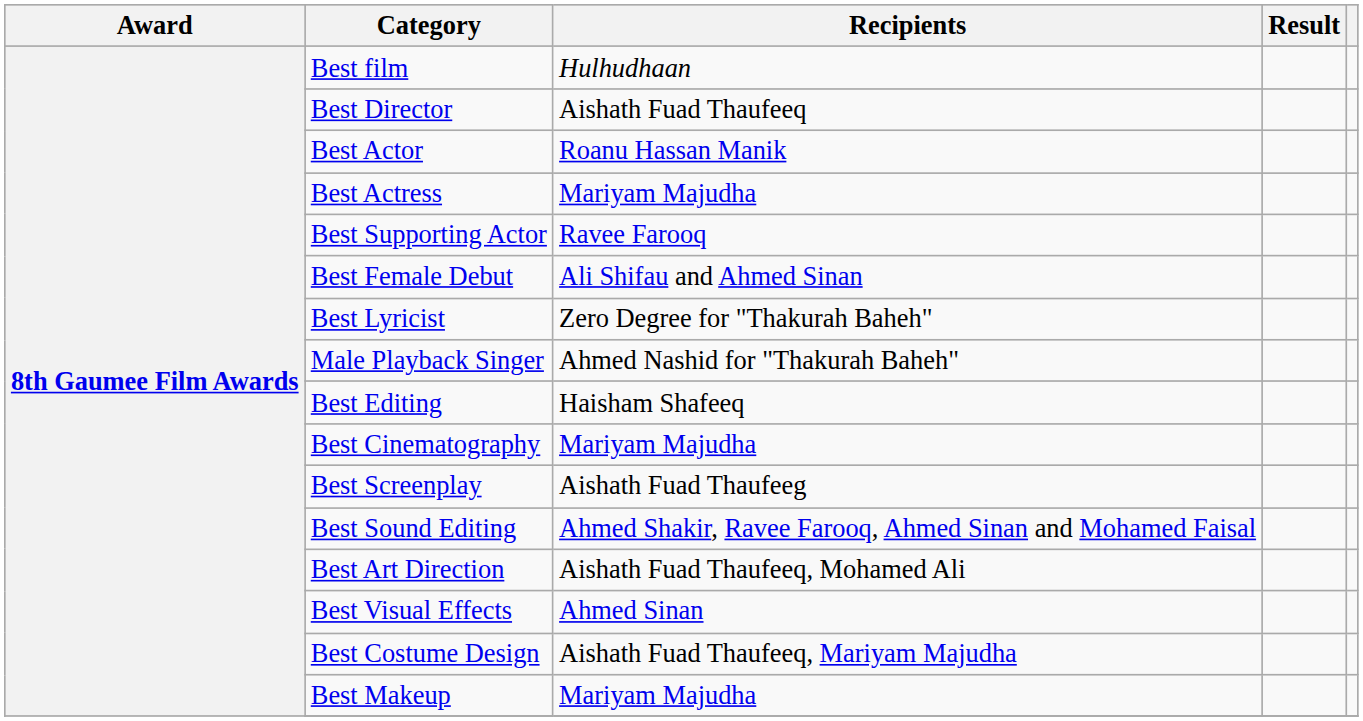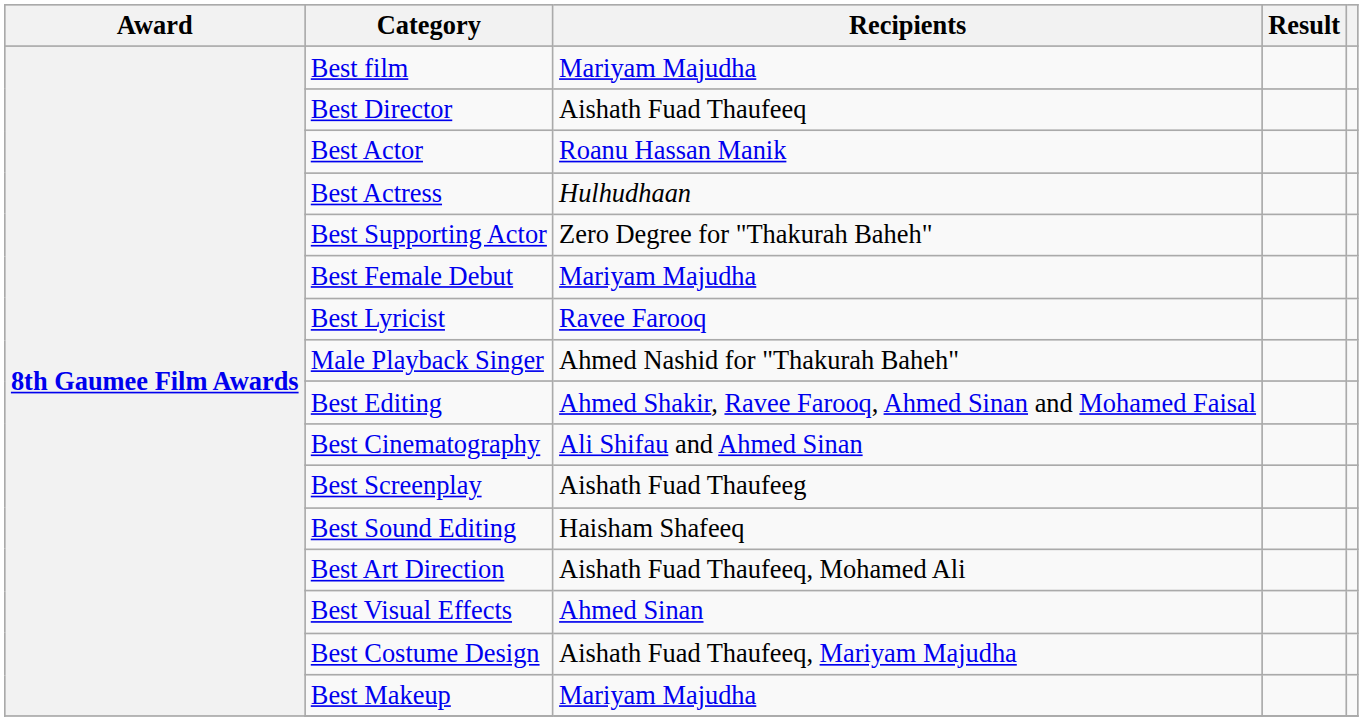(625, 67) Hulhudhaan -> (658, 67) Mariyam Majudha
(658, 192) Mariyam Majudha -> (625, 192) Hulhudhaan
(633, 234) Ravee Farooq -> (746, 234) Zero Degree for "Thakurah Baheh"
(711, 276) Ali Shifau and Ahmed Sinan -> (658, 276) Mariyam Majudha
(746, 318) Zero Degree for "Thakurah Baheh" -> (633, 318) Ravee Farooq
(652, 402) Haisham Shafeeq -> (908, 402) Ahmed Shakir, Ravee Farooq, Ahmed Sinan and Mohamed Faisal
(658, 444) Mariyam Majudha -> (711, 444) Ali Shifau and Ahmed Sinan
(908, 527) Ahmed Shakir, Ravee Farooq, Ahmed Sinan and Mohamed Faisal -> (652, 527) Haisham Shafeeq
